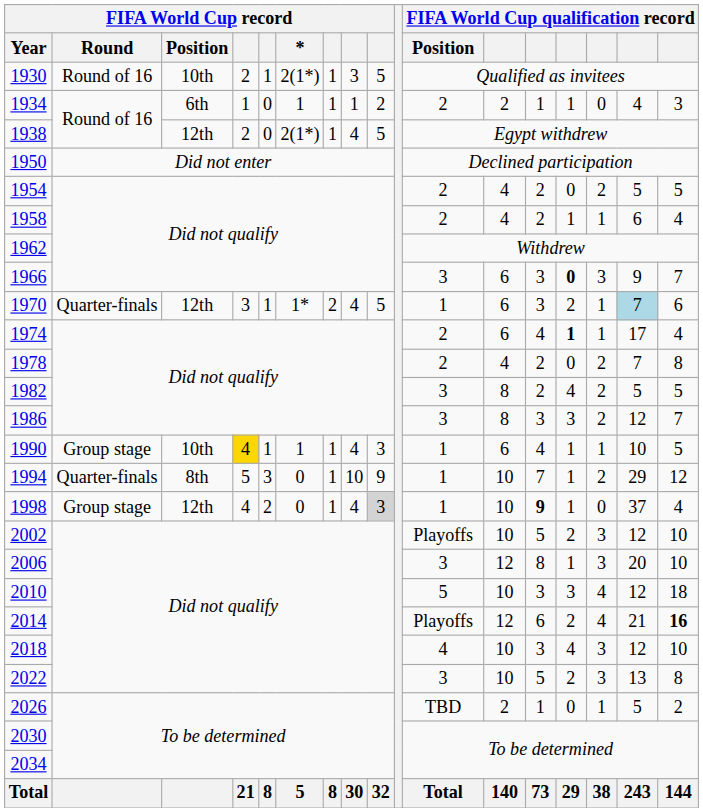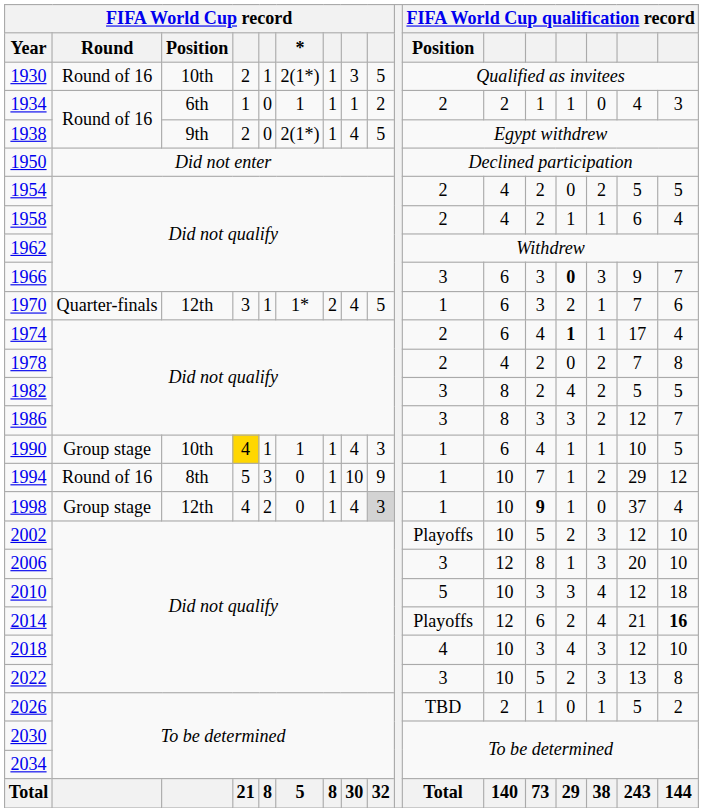(197, 133) 12th -> (197, 133) 9th
(637, 305) lightblue background -> (637, 305) no background
(107, 477) Quarter-finals -> (107, 477) Round of 16
